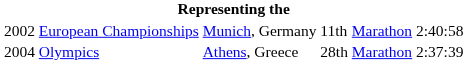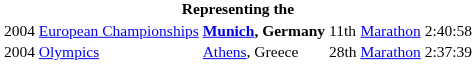(19, 30) 2002 -> (19, 30) 2004
(260, 30) normal -> (264, 30) bold
